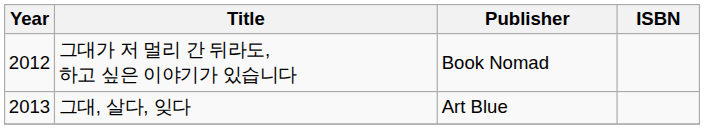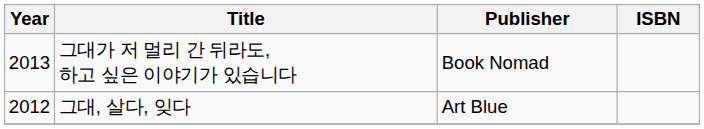(30, 62) 2012 -> (30, 62) 2013
(30, 107) 2013 -> (30, 107) 2012
